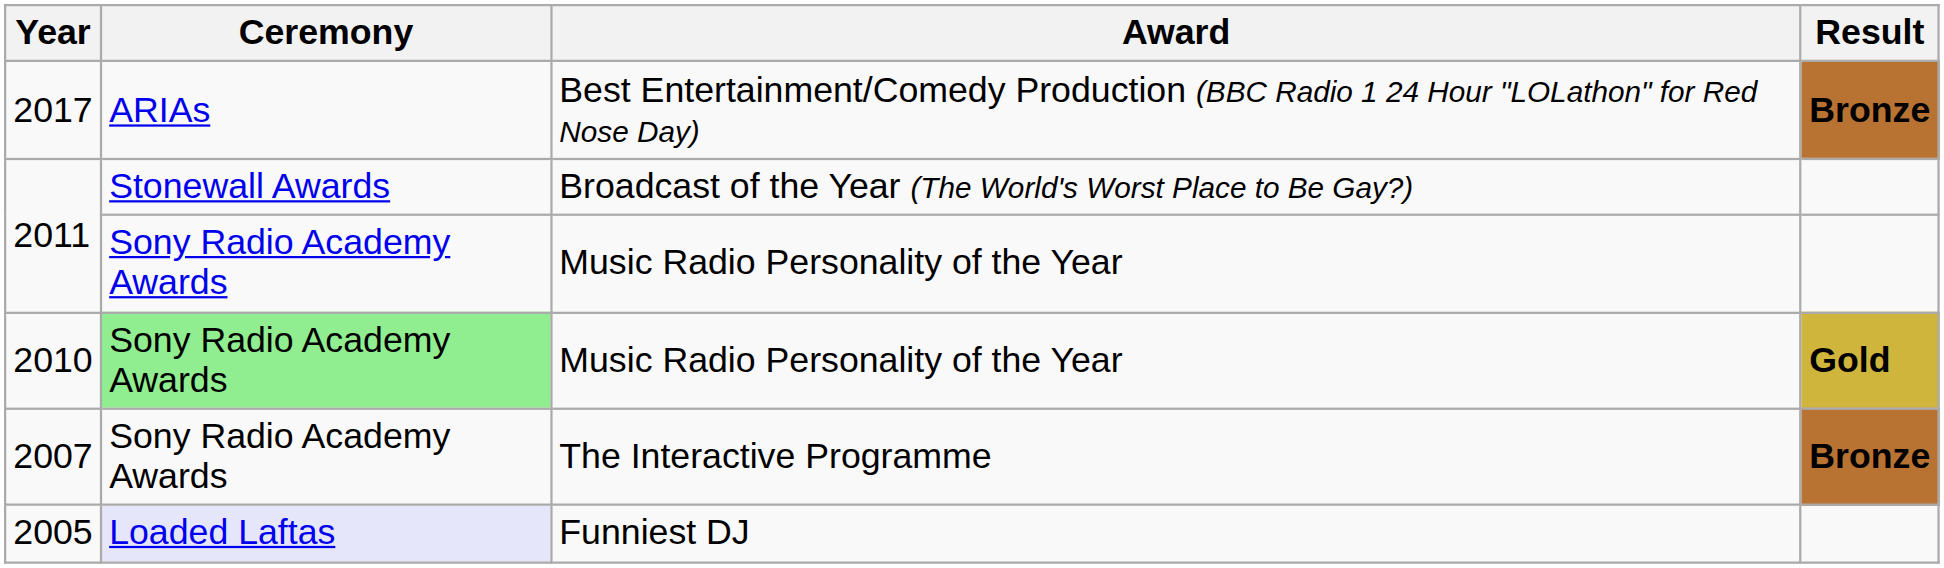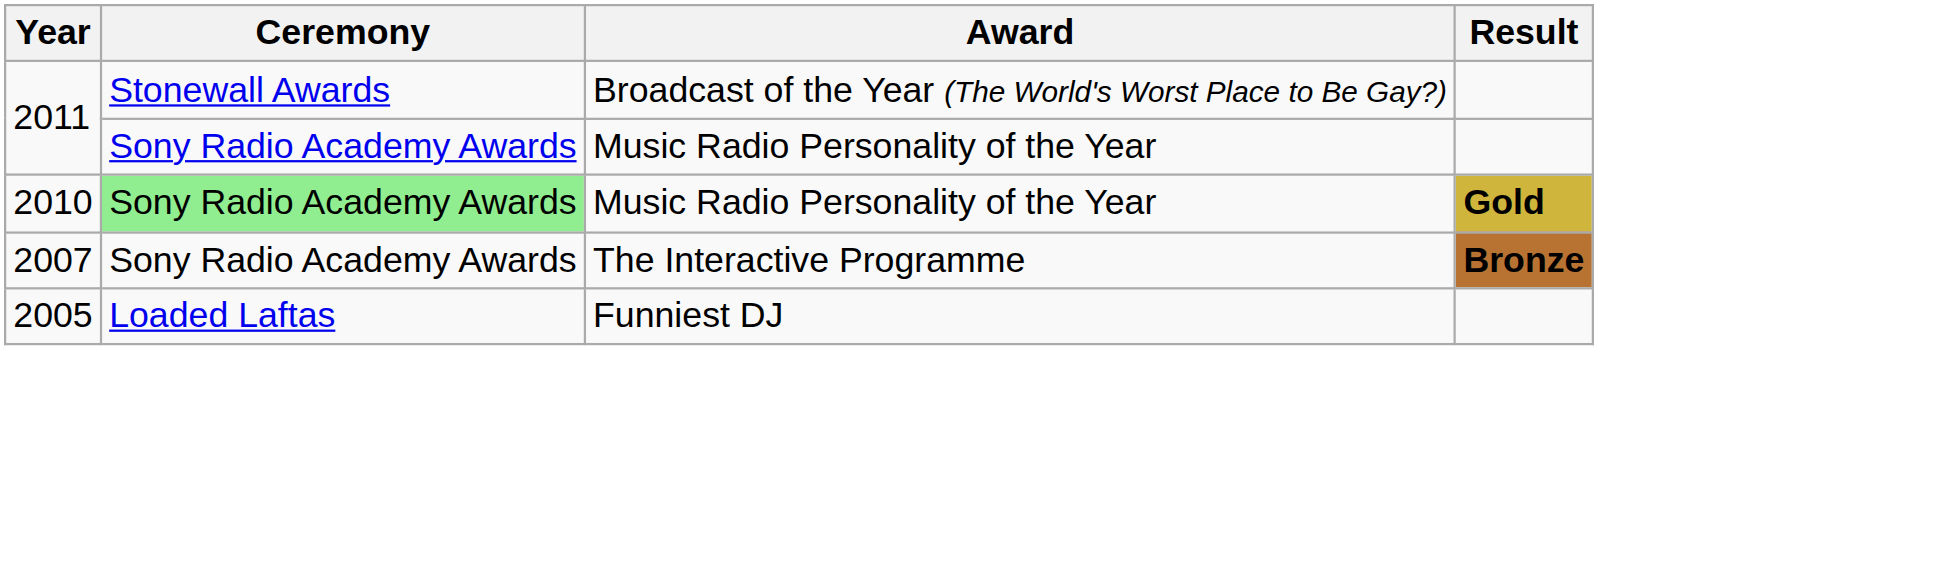- row: (53, 109)
(222, 532) lavender background -> (222, 315) no background
